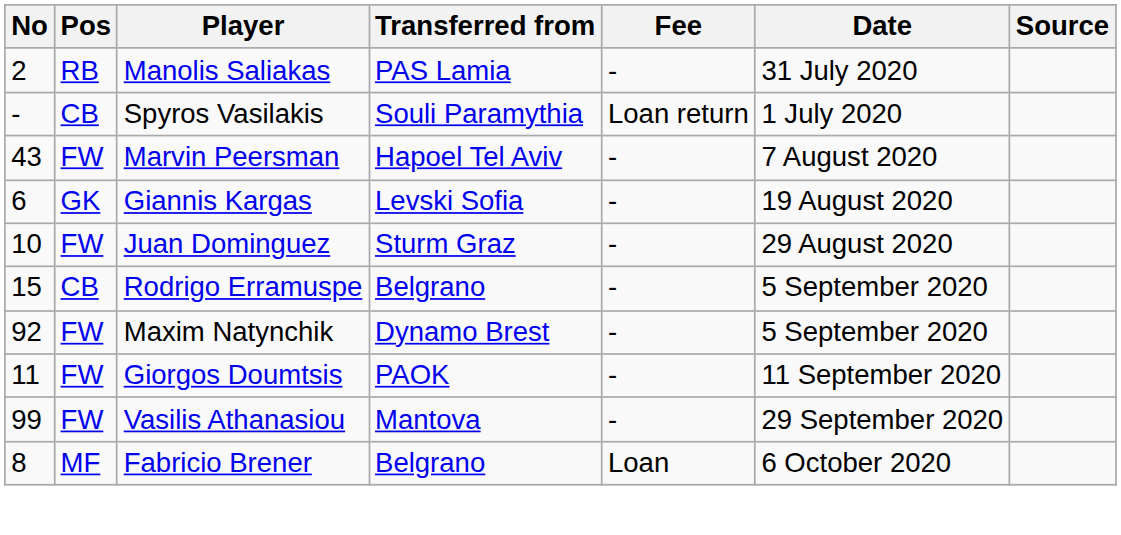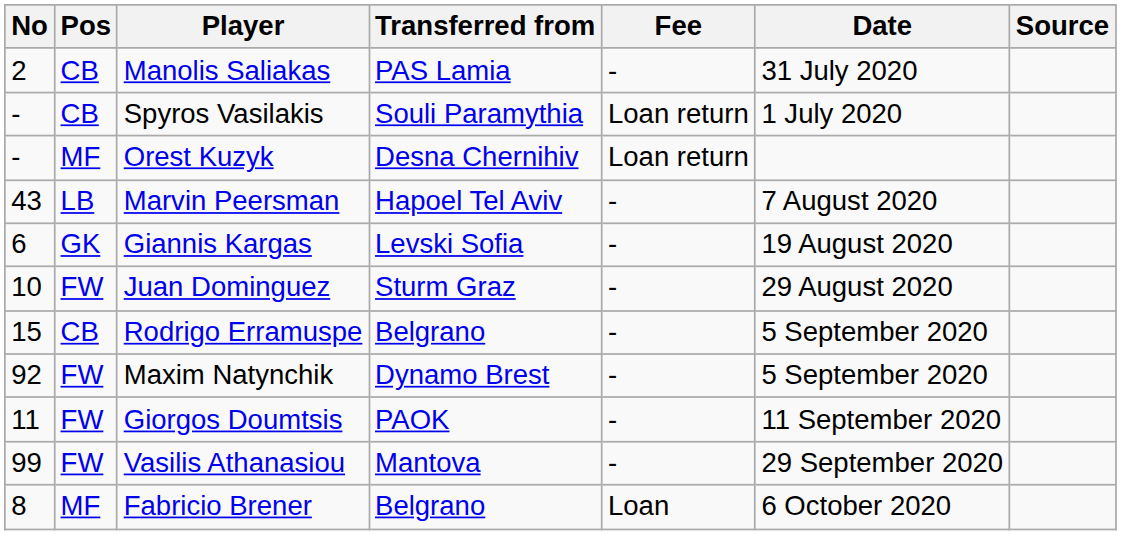(80, 69) RB -> (80, 69) CB
+ row: (199, 157)
(82, 157) FW -> (77, 200) LB
